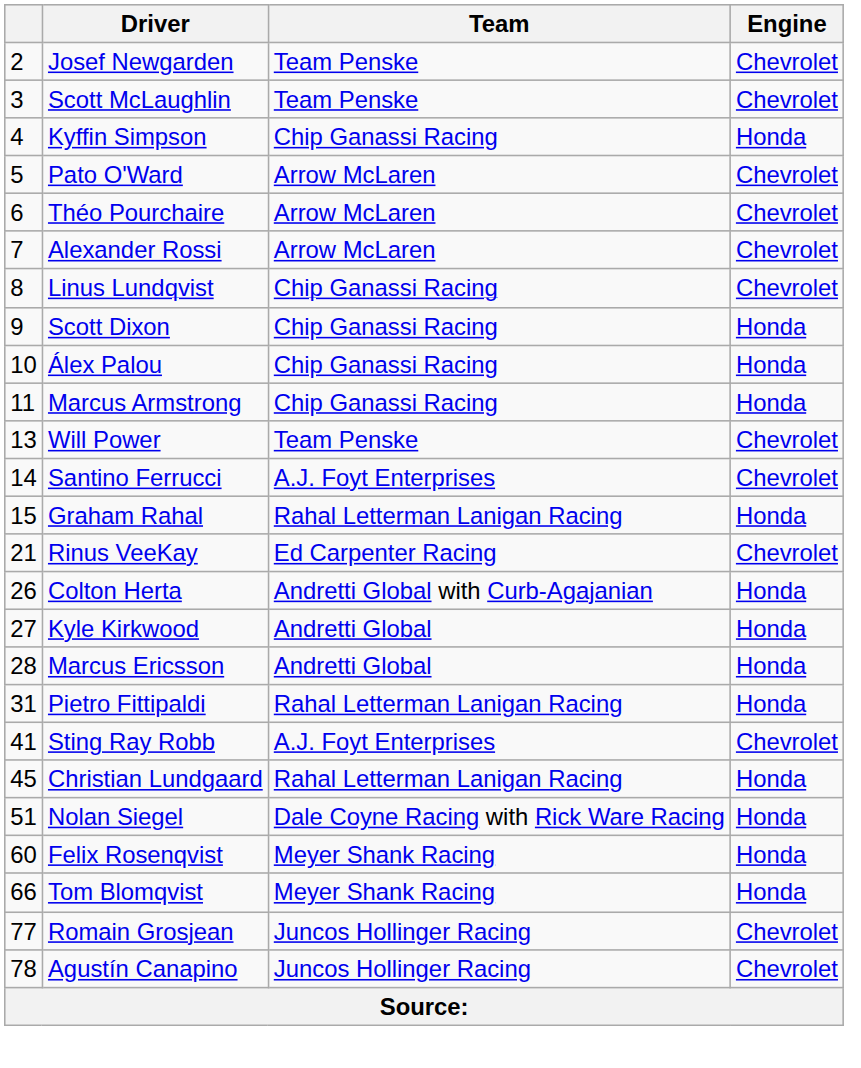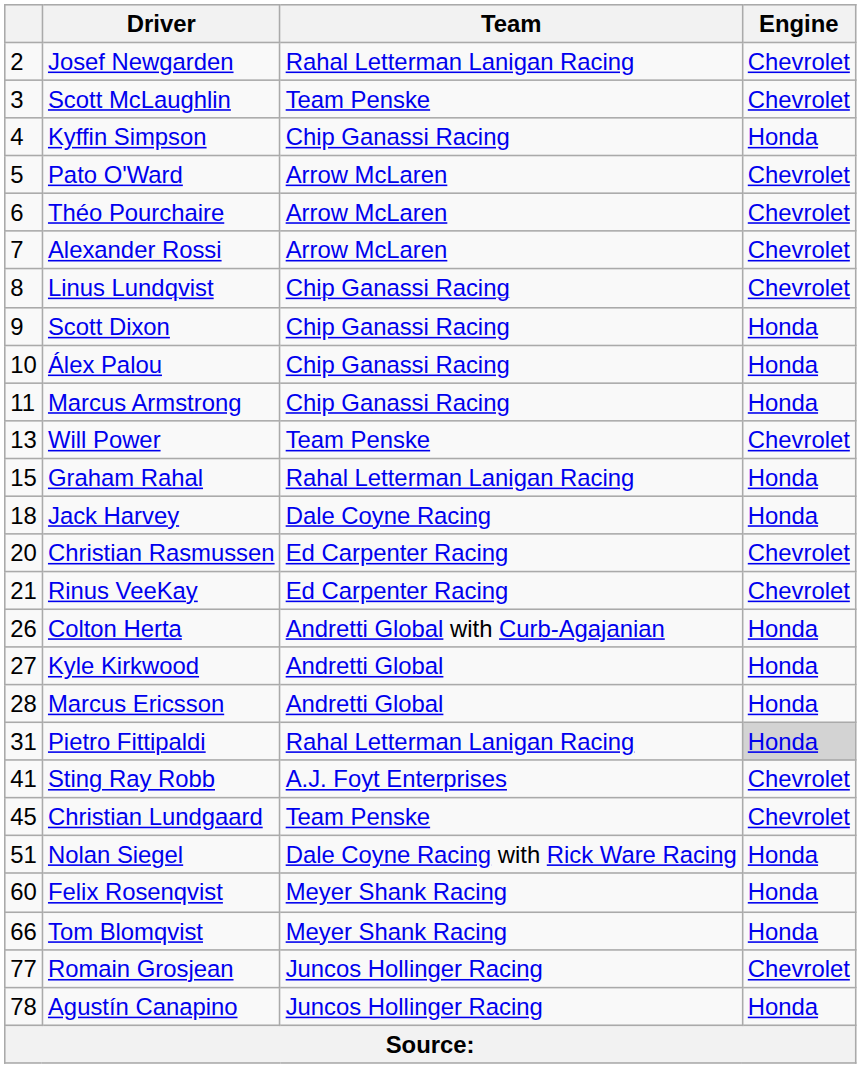(346, 62) Team Penske -> (460, 62) Rahal Letterman Lanigan Racing
- row: (135, 477)
+ row: (114, 515)
+ row: (161, 553)
(771, 704) no background -> (783, 742) lightgrey background
(448, 779) Rahal Letterman Lanigan Racing -> (358, 817) Team Penske
(771, 779) Honda -> (799, 817) Chevrolet
(787, 968) Chevrolet -> (783, 1006) Honda
